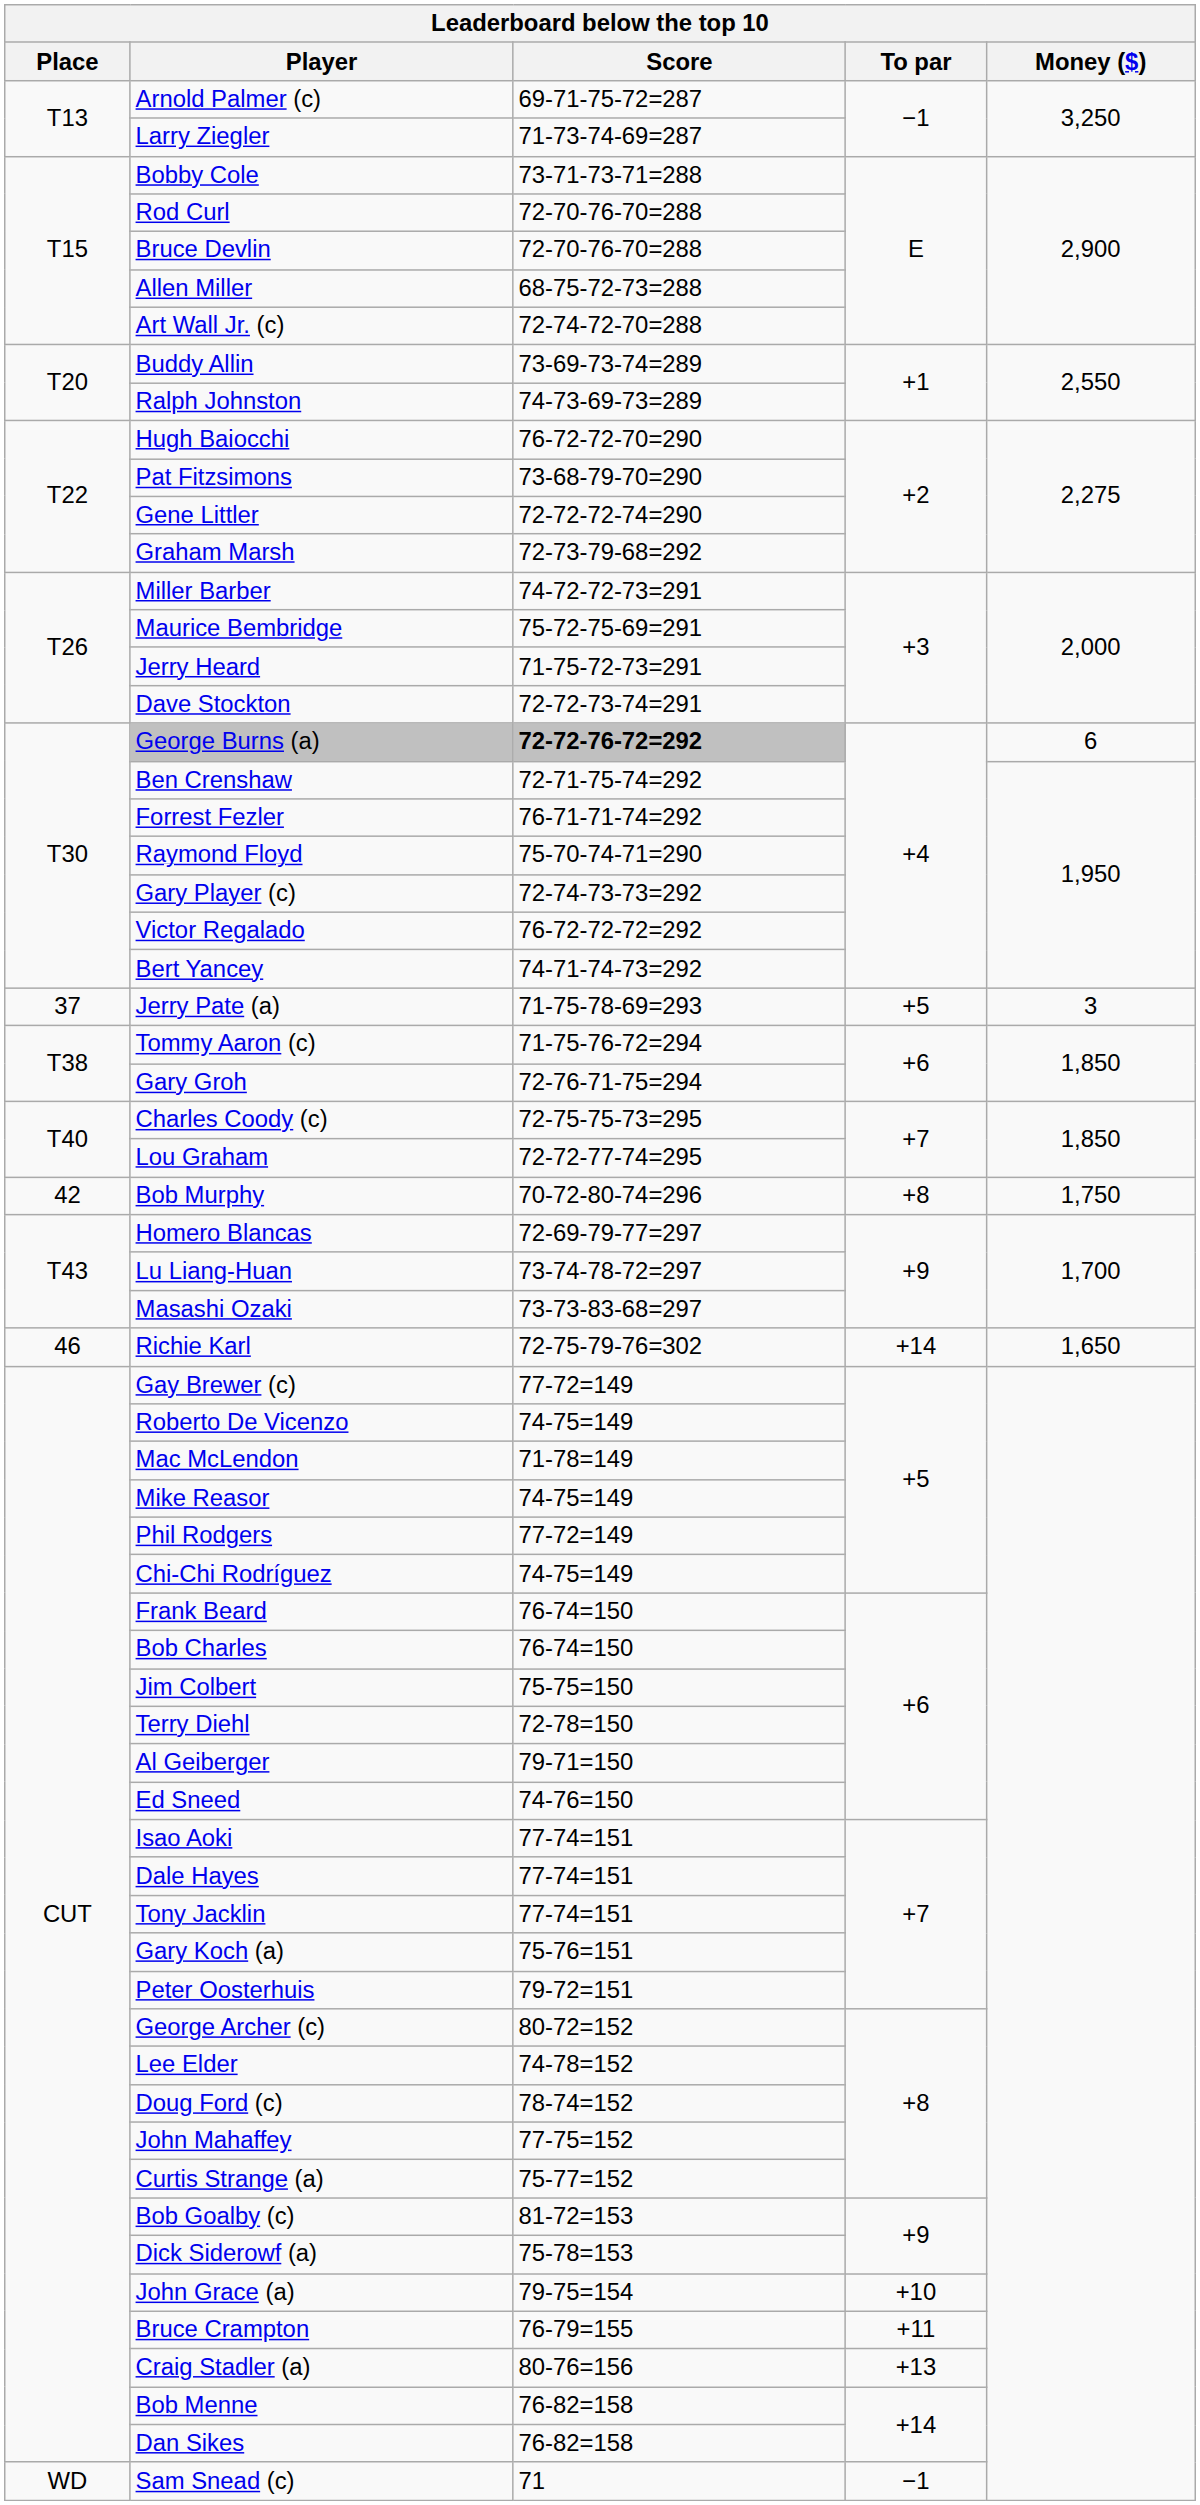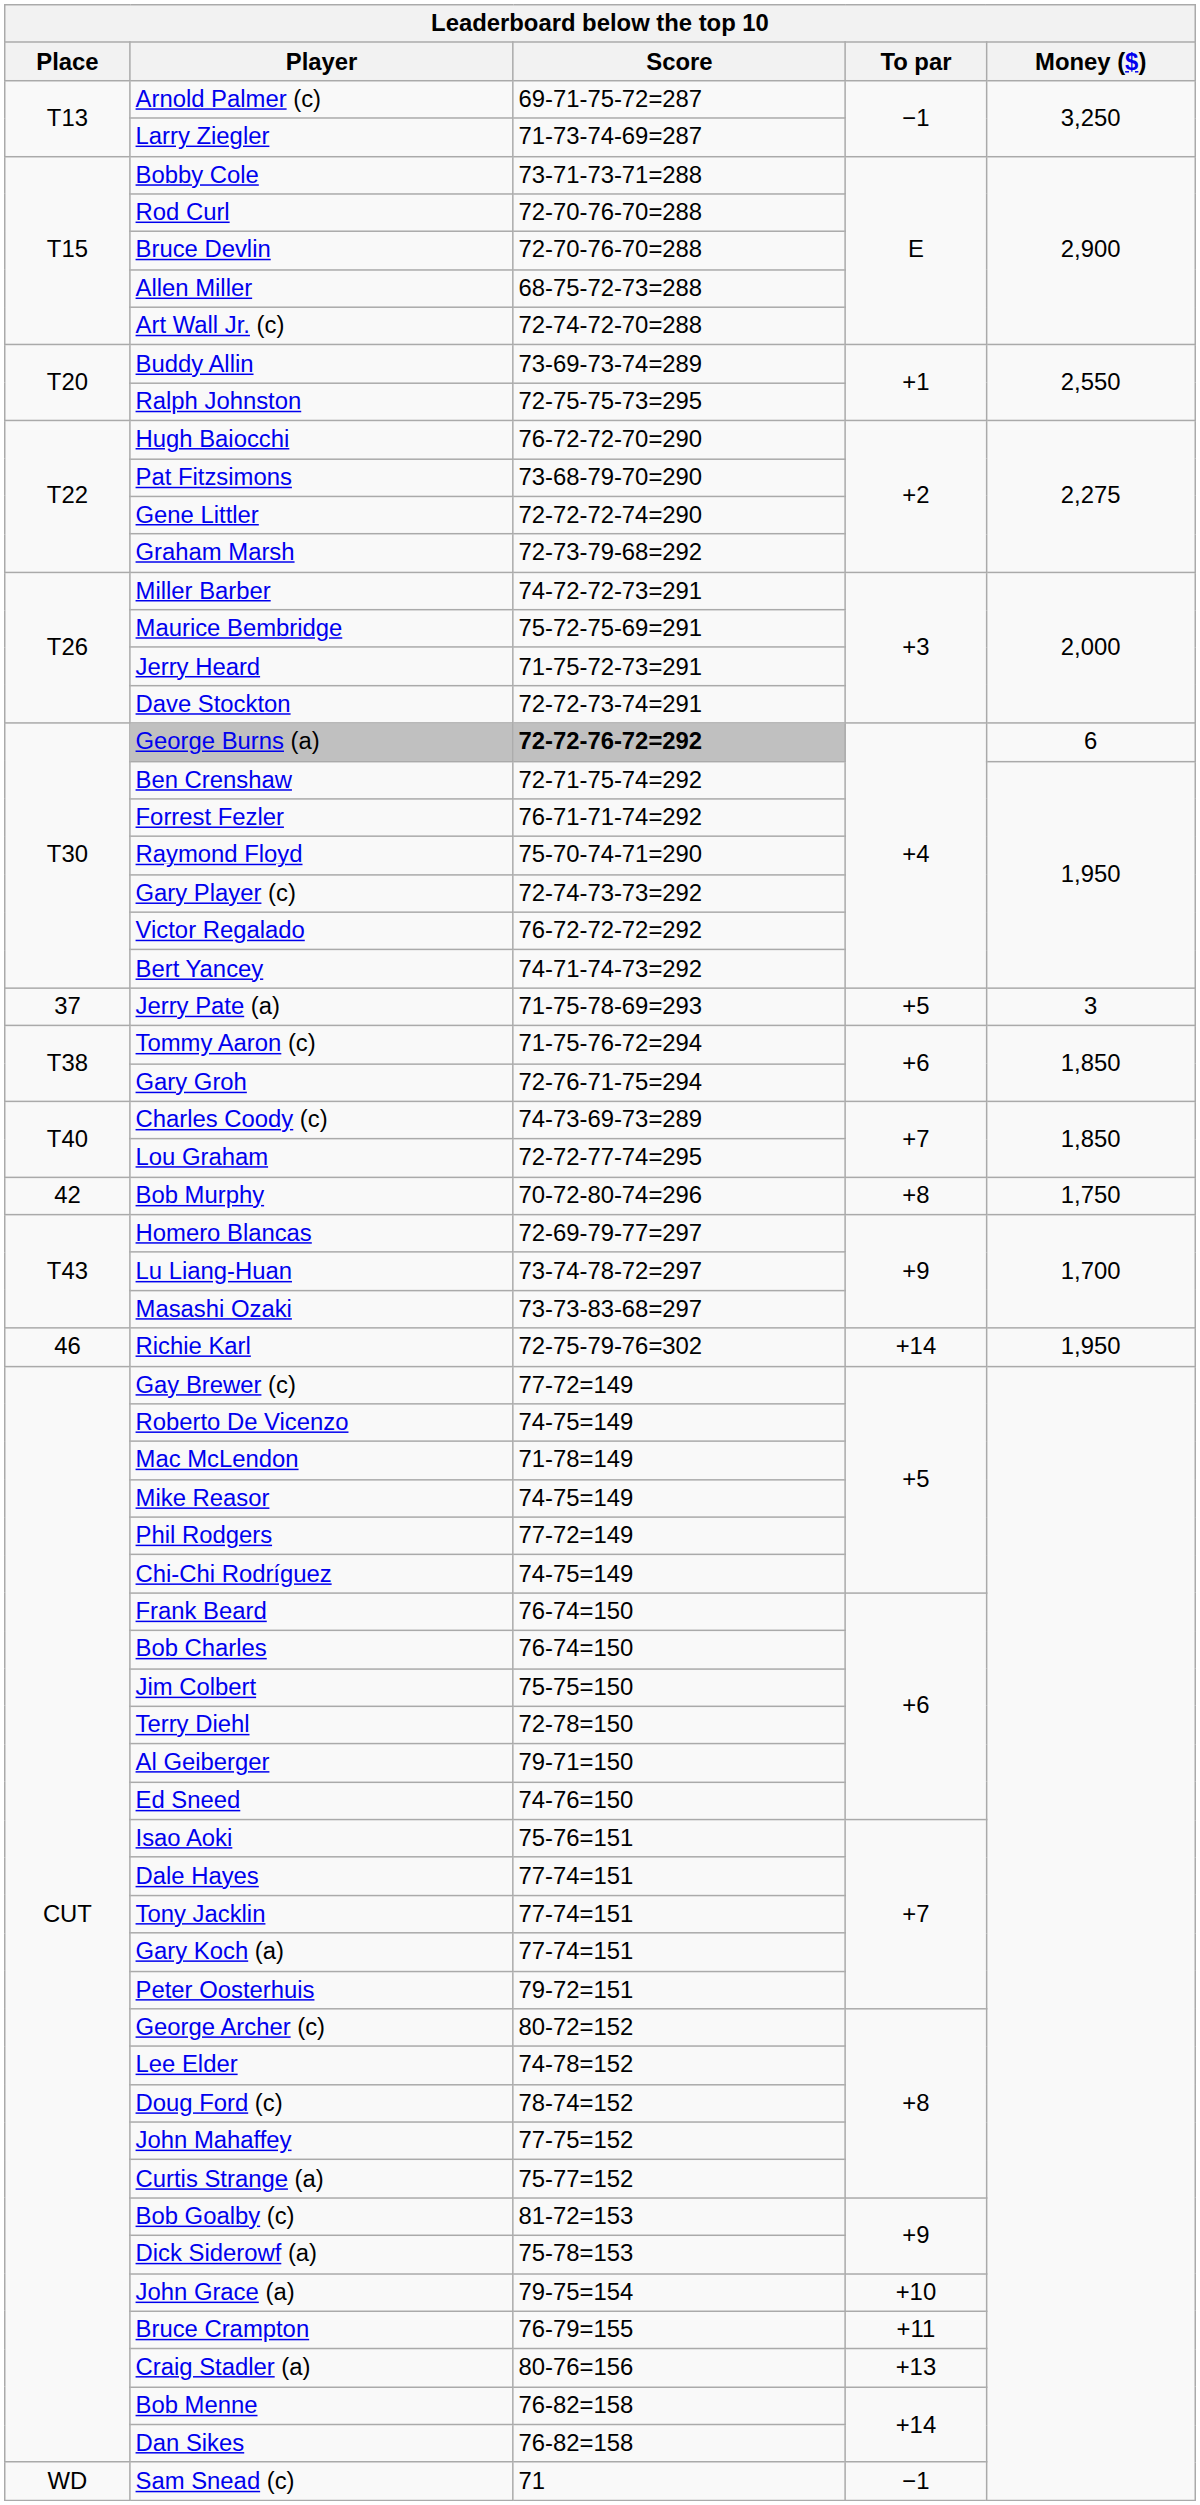(610, 401) 74-73-69-73=289 -> (610, 401) 72-75-75-73=295
(610, 1119) 72-75-75-73=295 -> (610, 1119) 74-73-69-73=289
(1091, 1346) 1,650 -> (1091, 1346) 1,950
(576, 1838) 77-74=151 -> (576, 1838) 75-76=151
(576, 1951) 75-76=151 -> (576, 1951) 77-74=151
